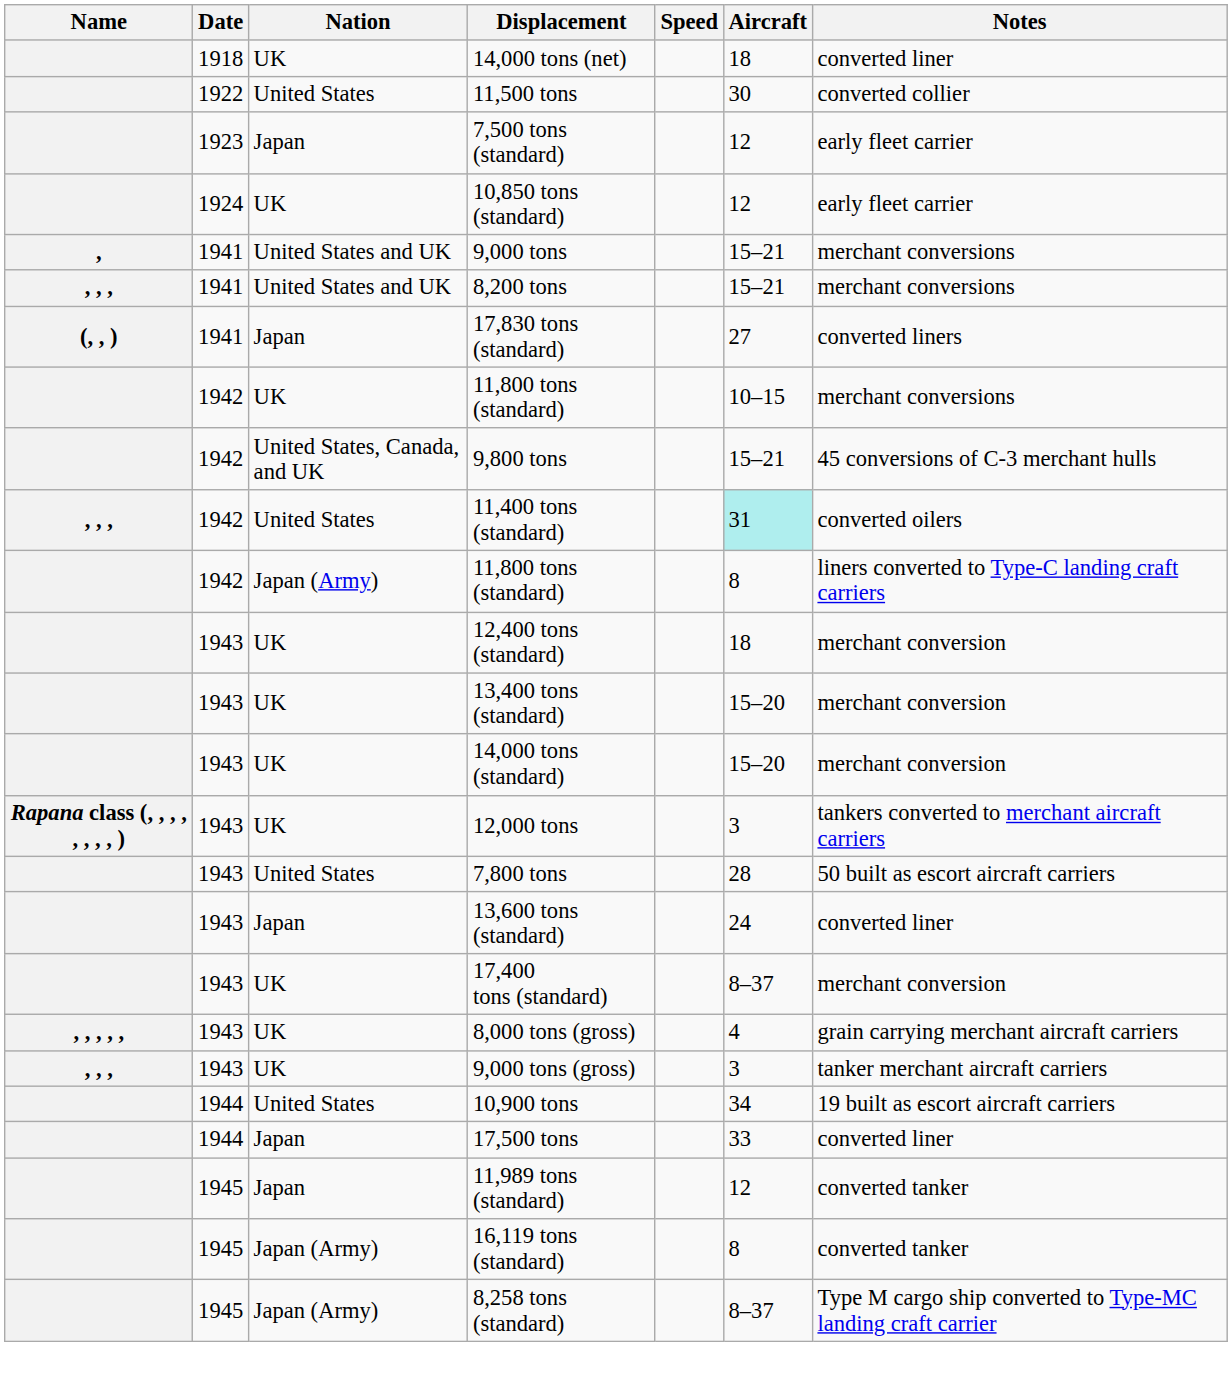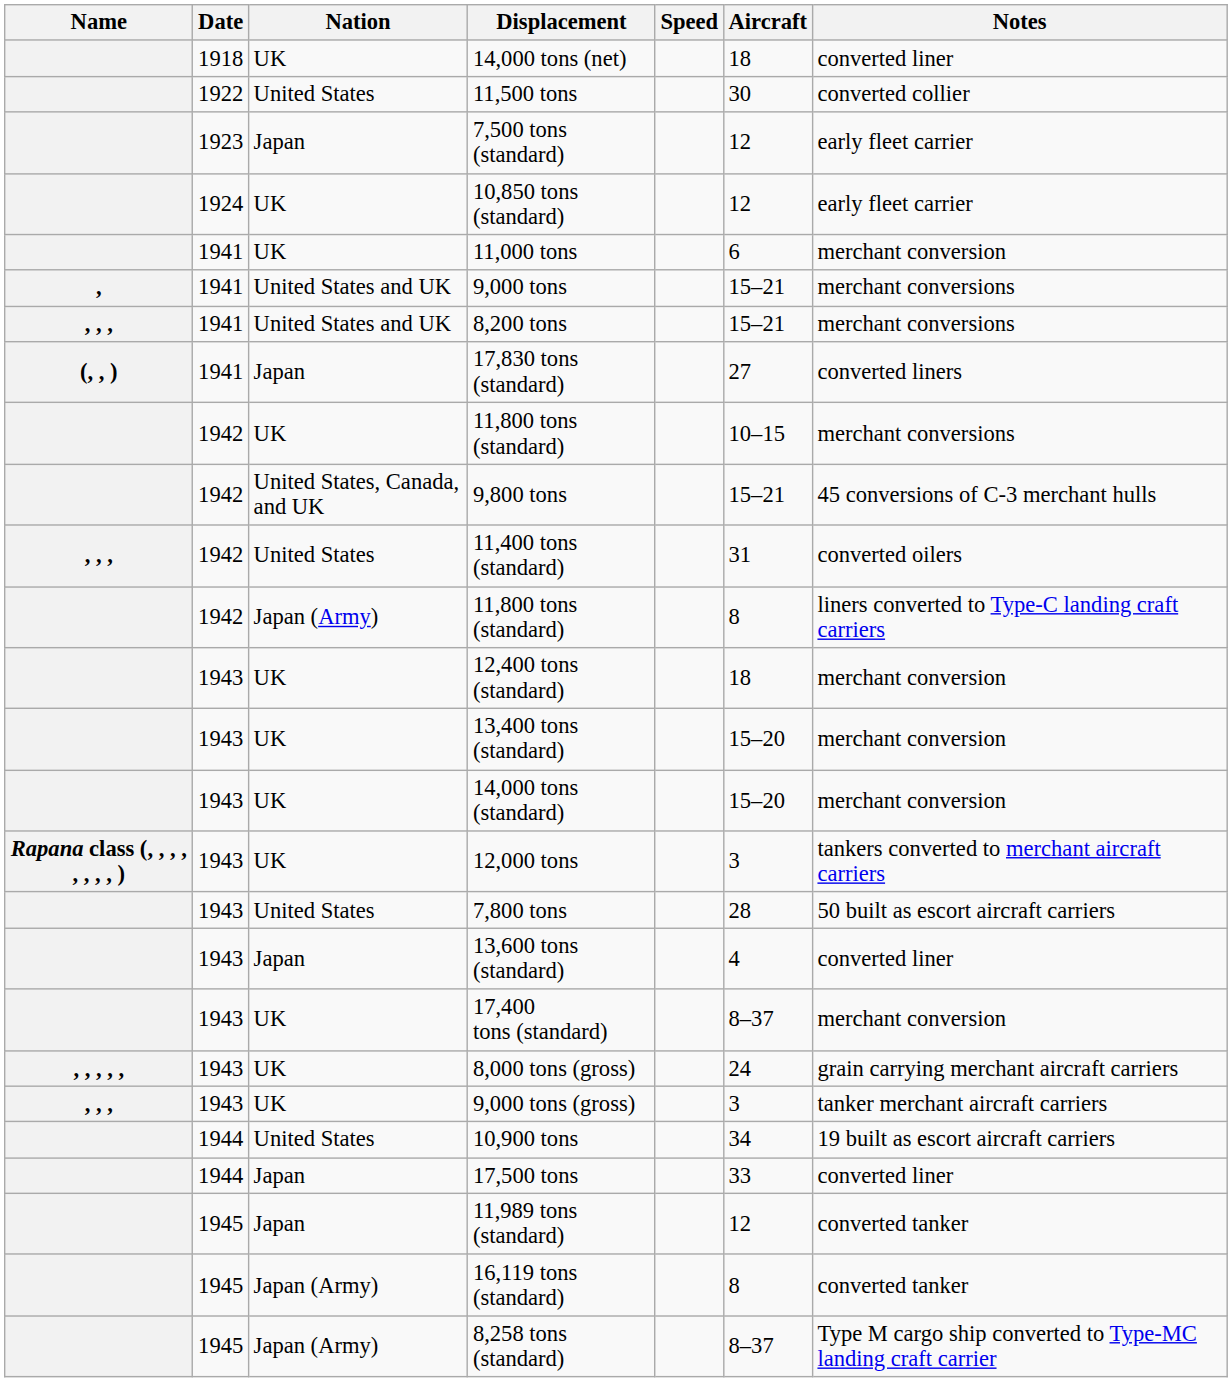+ row: (270, 252)
(740, 519) paleturquoise background -> (740, 555) no background
(740, 922) 24 -> (734, 958) 4
(734, 1032) 4 -> (740, 1067) 24
